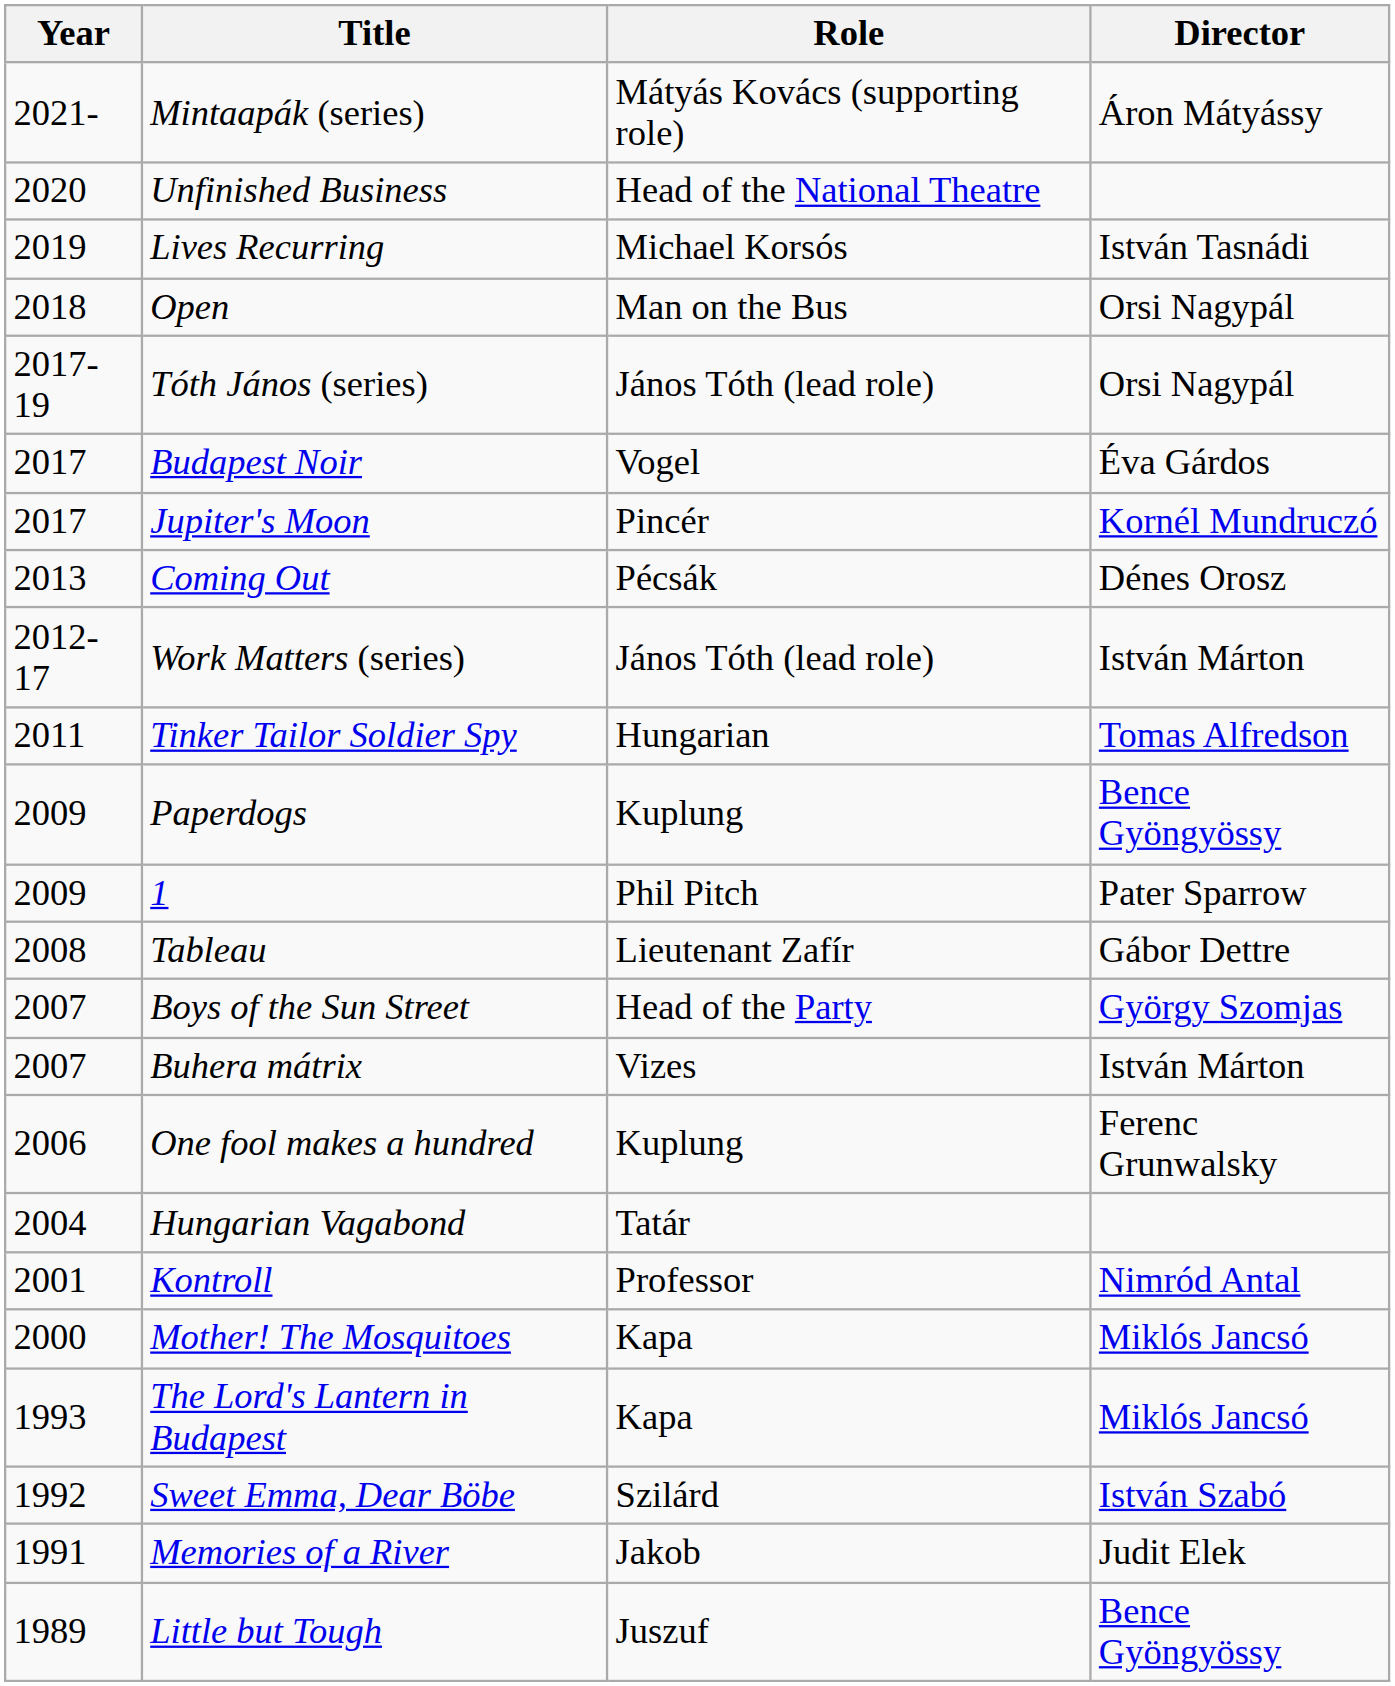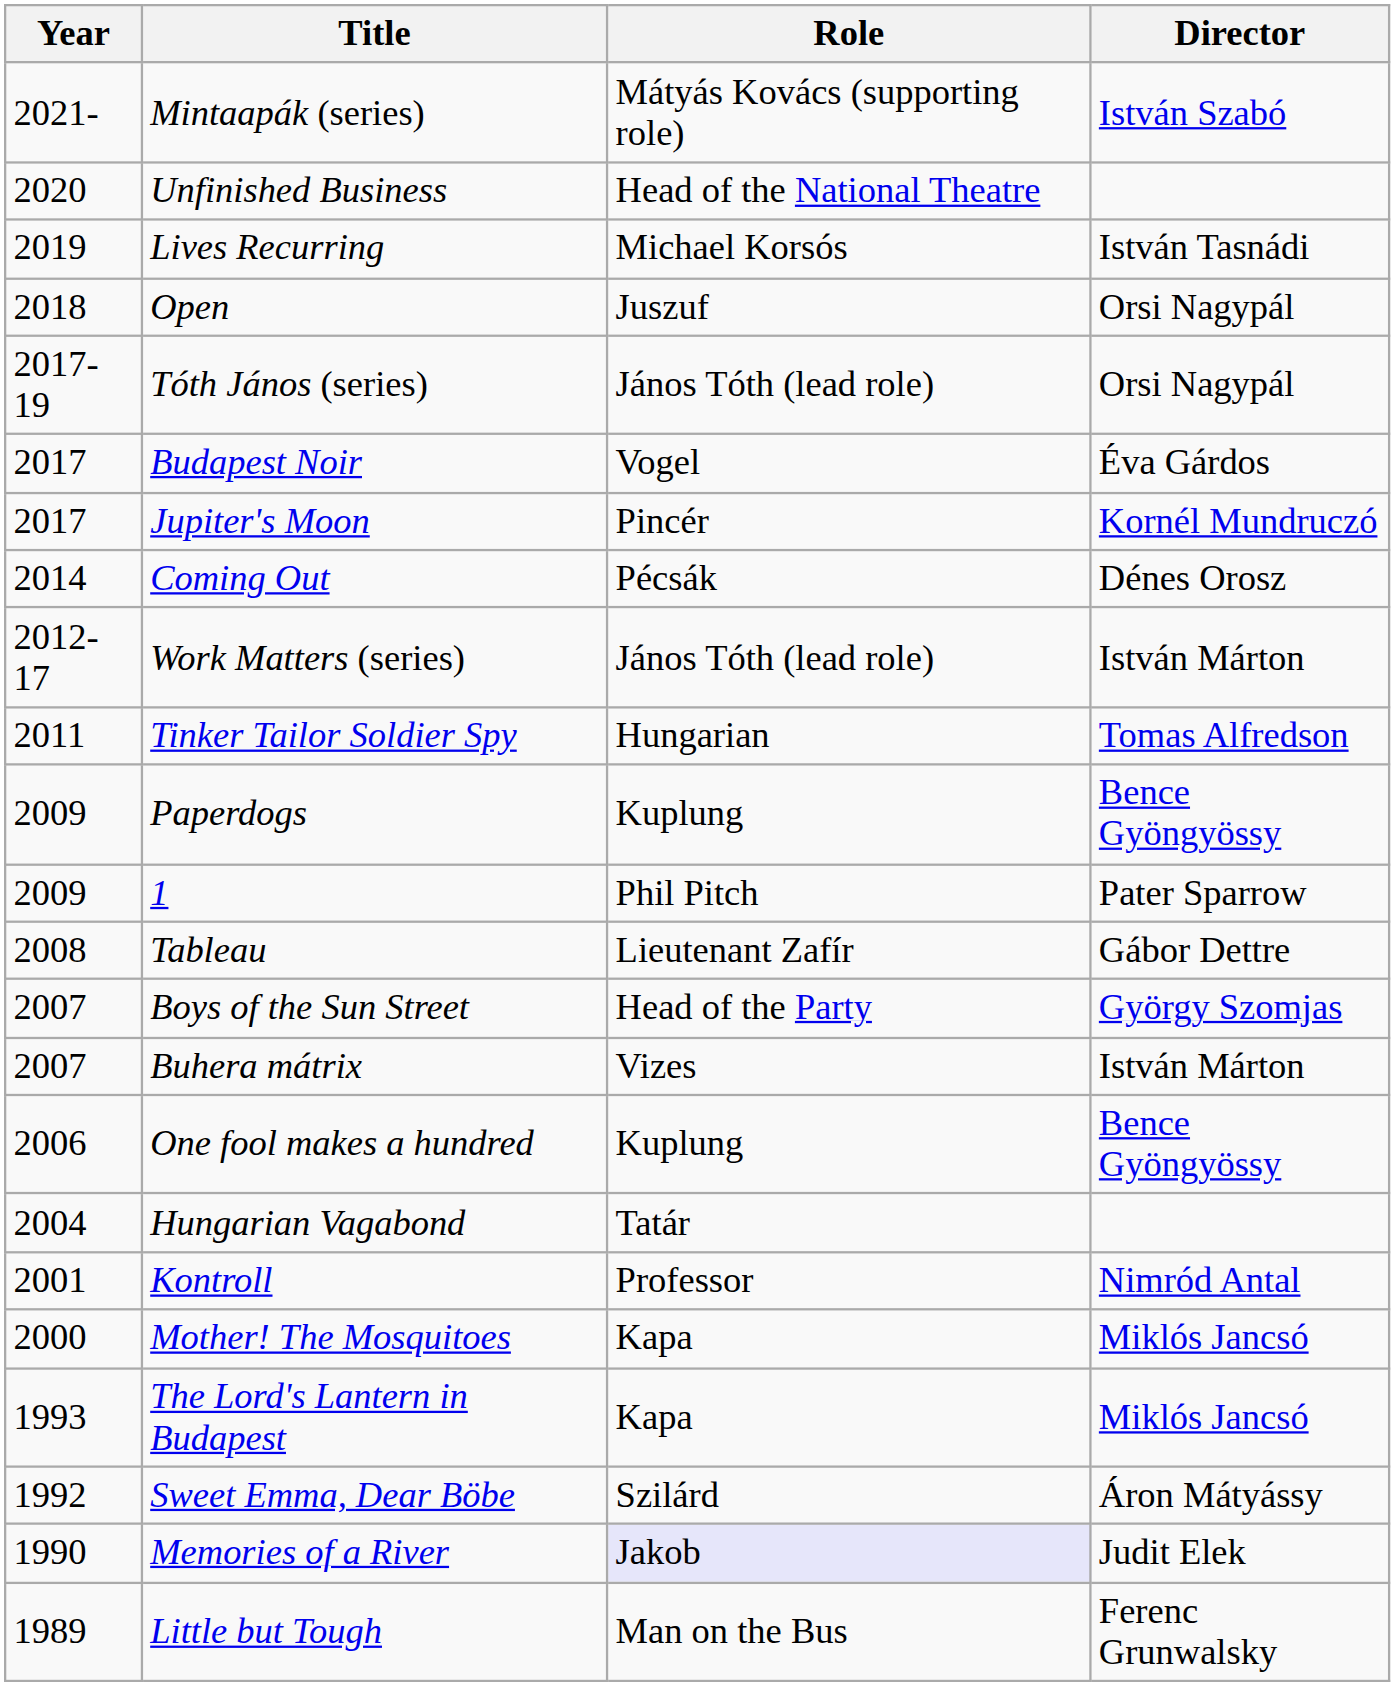(1211, 111) Áron Mátyássy -> (1193, 111) István Szabó
(732, 305) Man on the Bus -> (662, 305) Juszuf
(50, 578) 2013 -> (50, 578) 2014
(1188, 1143) Ferenc Grunwalsky -> (1190, 1143) Bence Gyöngyössy
(1193, 1494) István Szabó -> (1211, 1494) Áron Mátyássy
(50, 1552) 1991 -> (50, 1552) 1990
(658, 1552) no background -> (658, 1552) lavender background
(662, 1630) Juszuf -> (732, 1630) Man on the Bus
(1190, 1630) Bence Gyöngyössy -> (1188, 1630) Ferenc Grunwalsky
